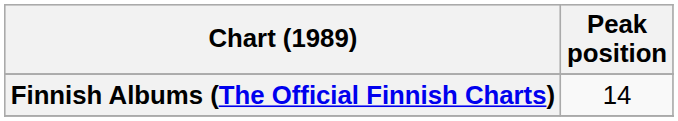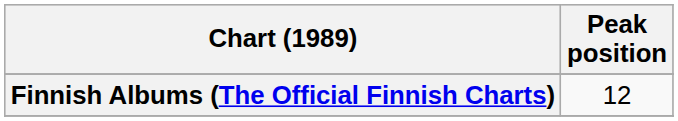(617, 94) 14 -> (617, 94) 12
